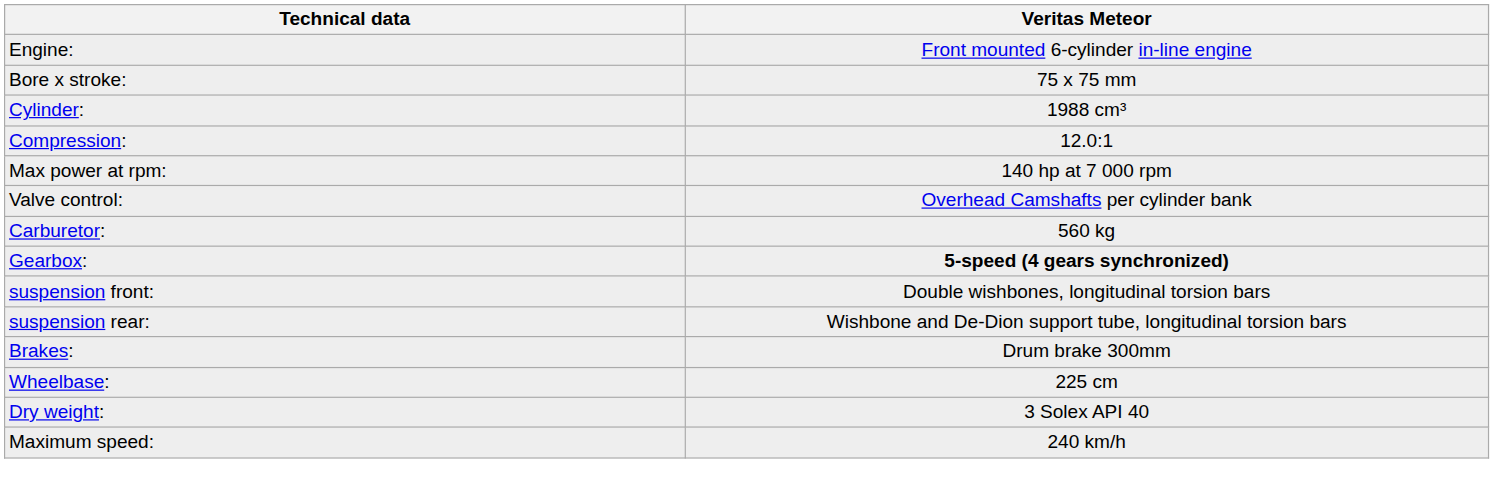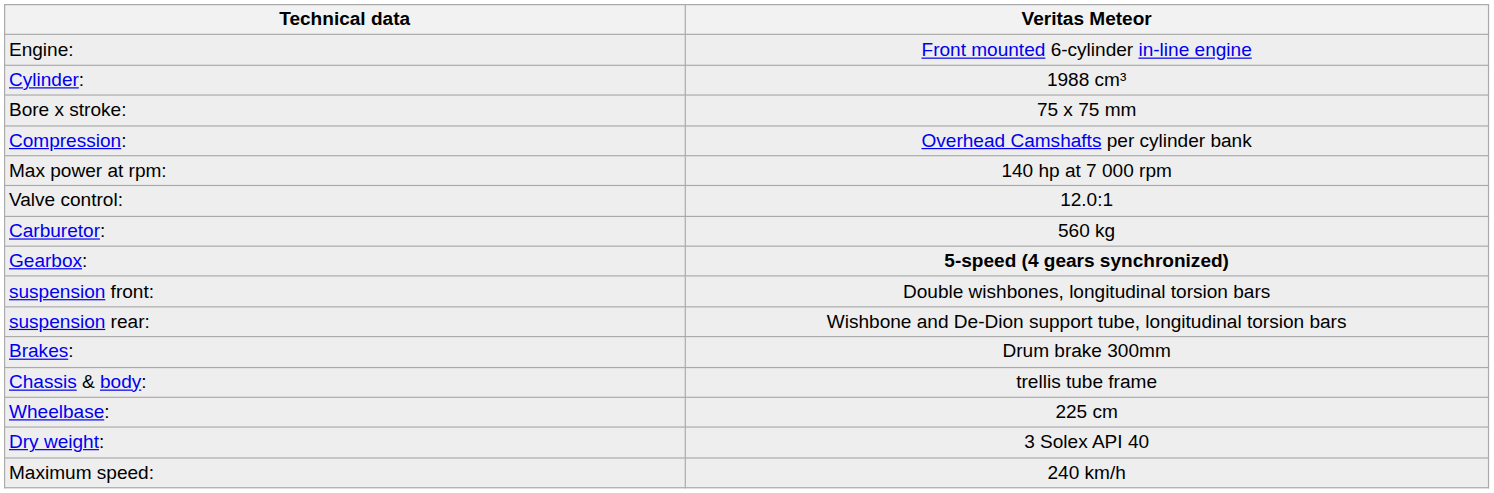rows swapped: (49, 110) <-> (70, 79)
(1087, 140) 12.0:1 -> (1087, 140) Overhead Camshafts per cylinder bank
(1087, 200) Overhead Camshafts per cylinder bank -> (1087, 200) 12.0:1
+ row: (80, 381)
